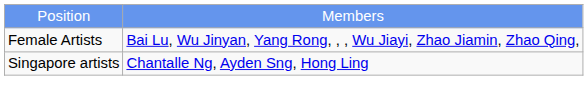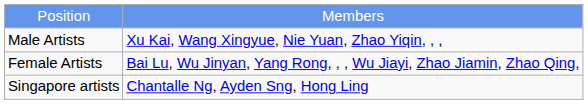+ row: (46, 39)
